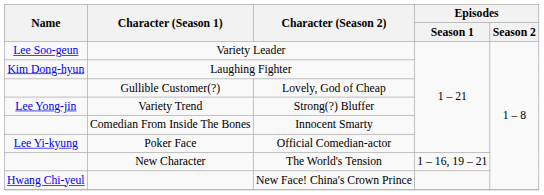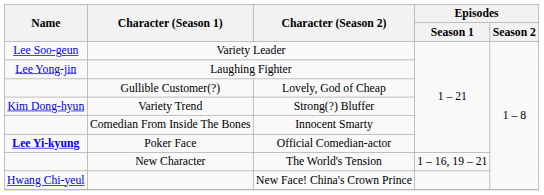(46, 69) Kim Dong-hyun -> (46, 69) Lee Yong-jin
(46, 106) Lee Yong-jin -> (46, 106) Kim Dong-hyun
(46, 143) normal -> (46, 143) bold
